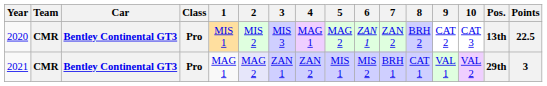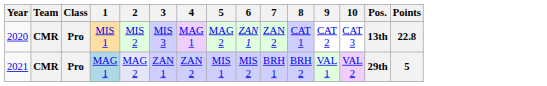- column: (120, 12)
(420, 36) BRH 2 -> (301, 36) CAT 1
(526, 36) 22.5 -> (407, 36) 22.8
(224, 66) no background -> (105, 66) lightblue background
(419, 66) CAT 1 -> (301, 66) BRH 2
(526, 66) 3 -> (407, 66) 5
